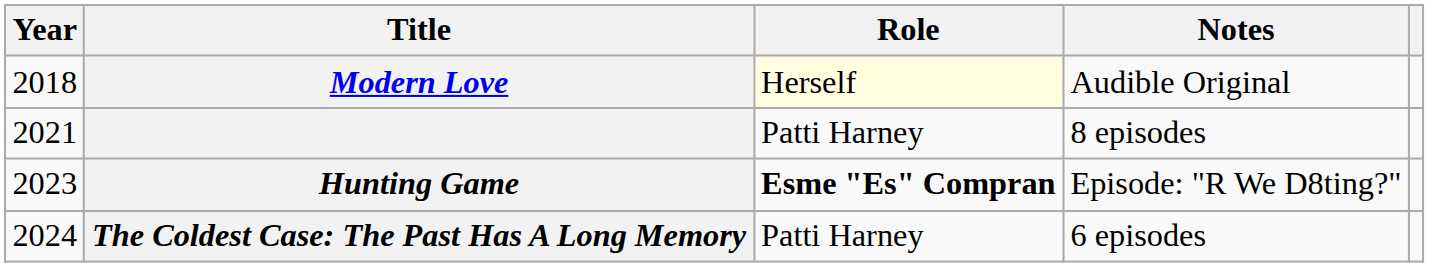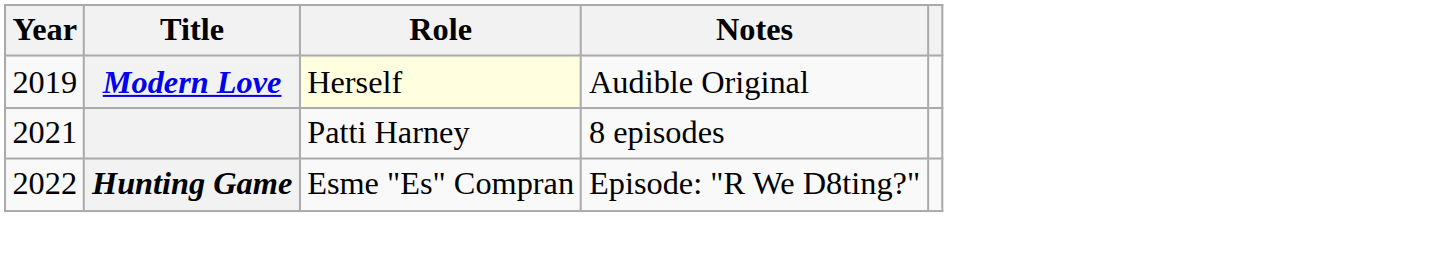(45, 81) 2018 -> (45, 81) 2019
(45, 183) 2023 -> (45, 183) 2022
(908, 183) bold -> (441, 183) normal
- row: (419, 235)
